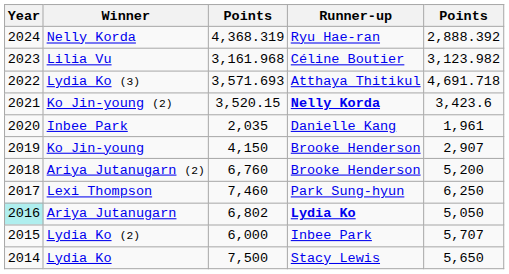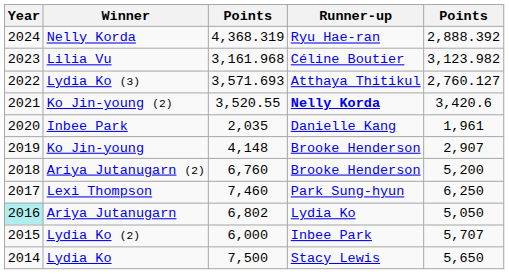(464, 82) 4,691.718 -> (464, 82) 2,760.127
(248, 104) 3,520.15 -> (248, 104) 3,520.55
(464, 104) 3,423.6 -> (464, 104) 3,420.6
(248, 148) 4,150 -> (248, 148) 4,148
(323, 214) bold -> (323, 214) normal
